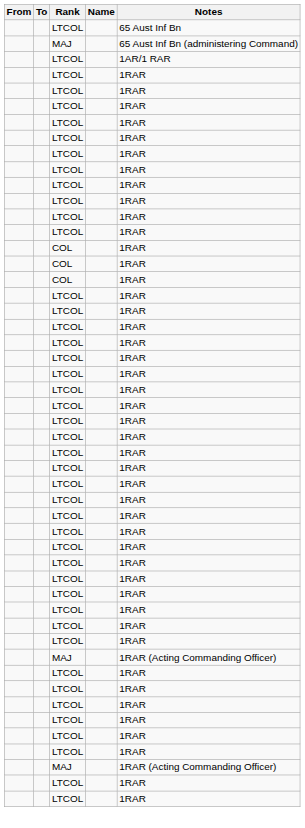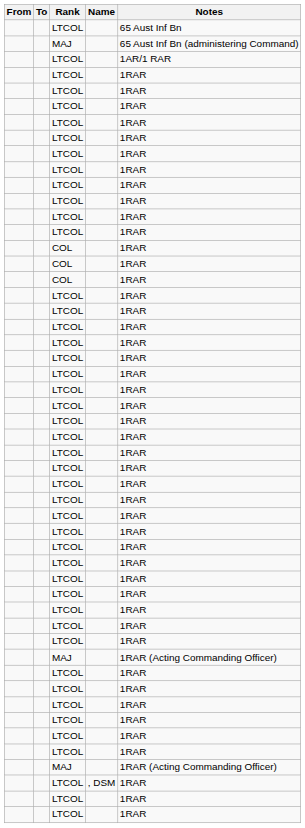+ row: (68, 783)
